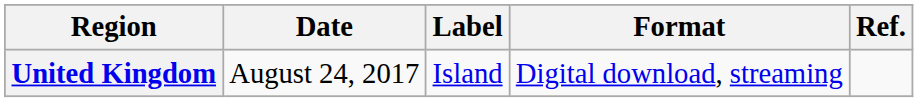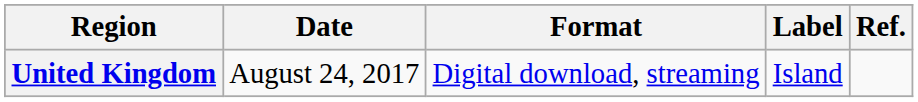columns swapped: (679, 27) <-> (468, 27)
